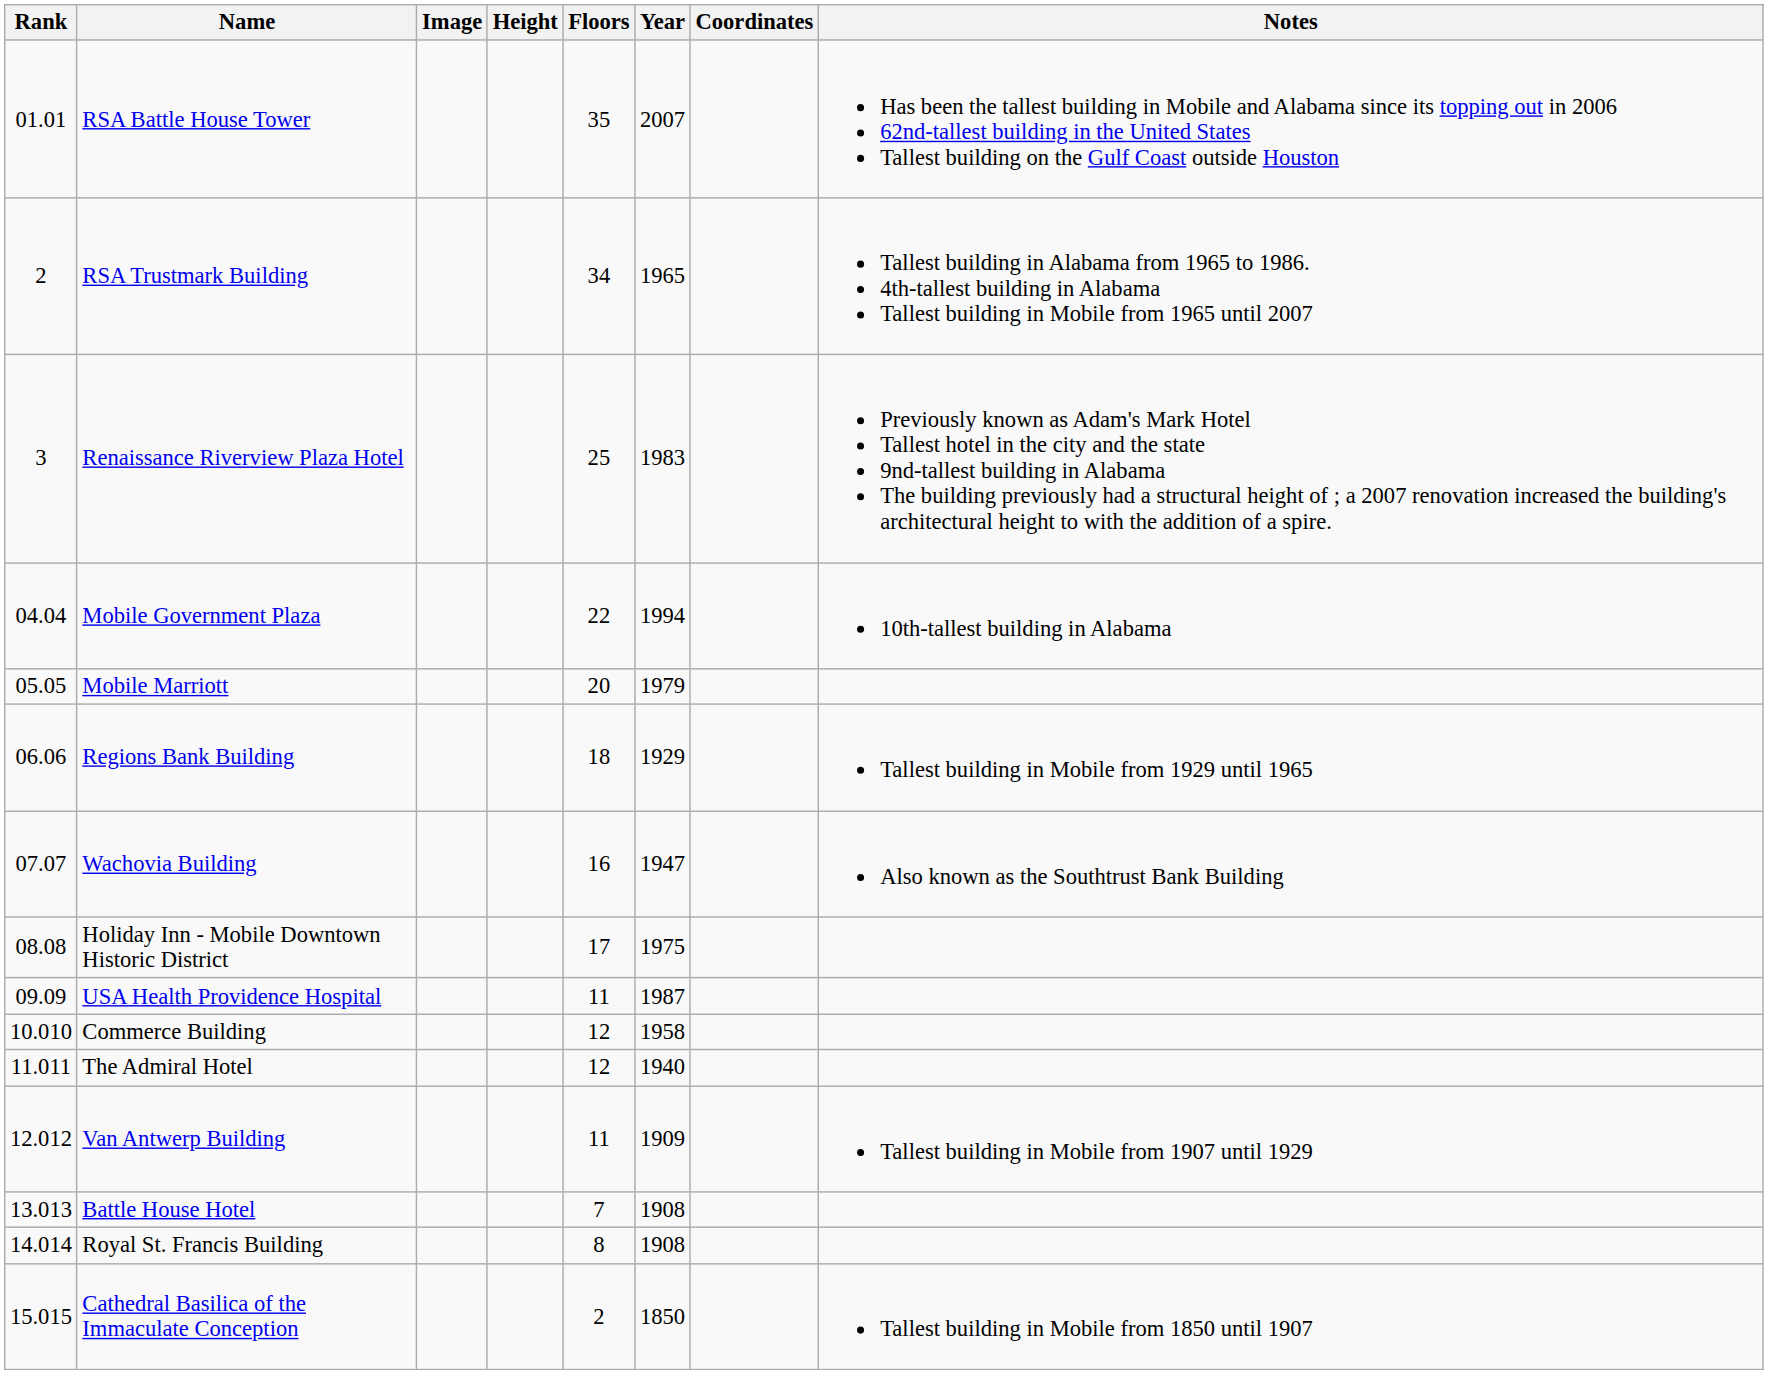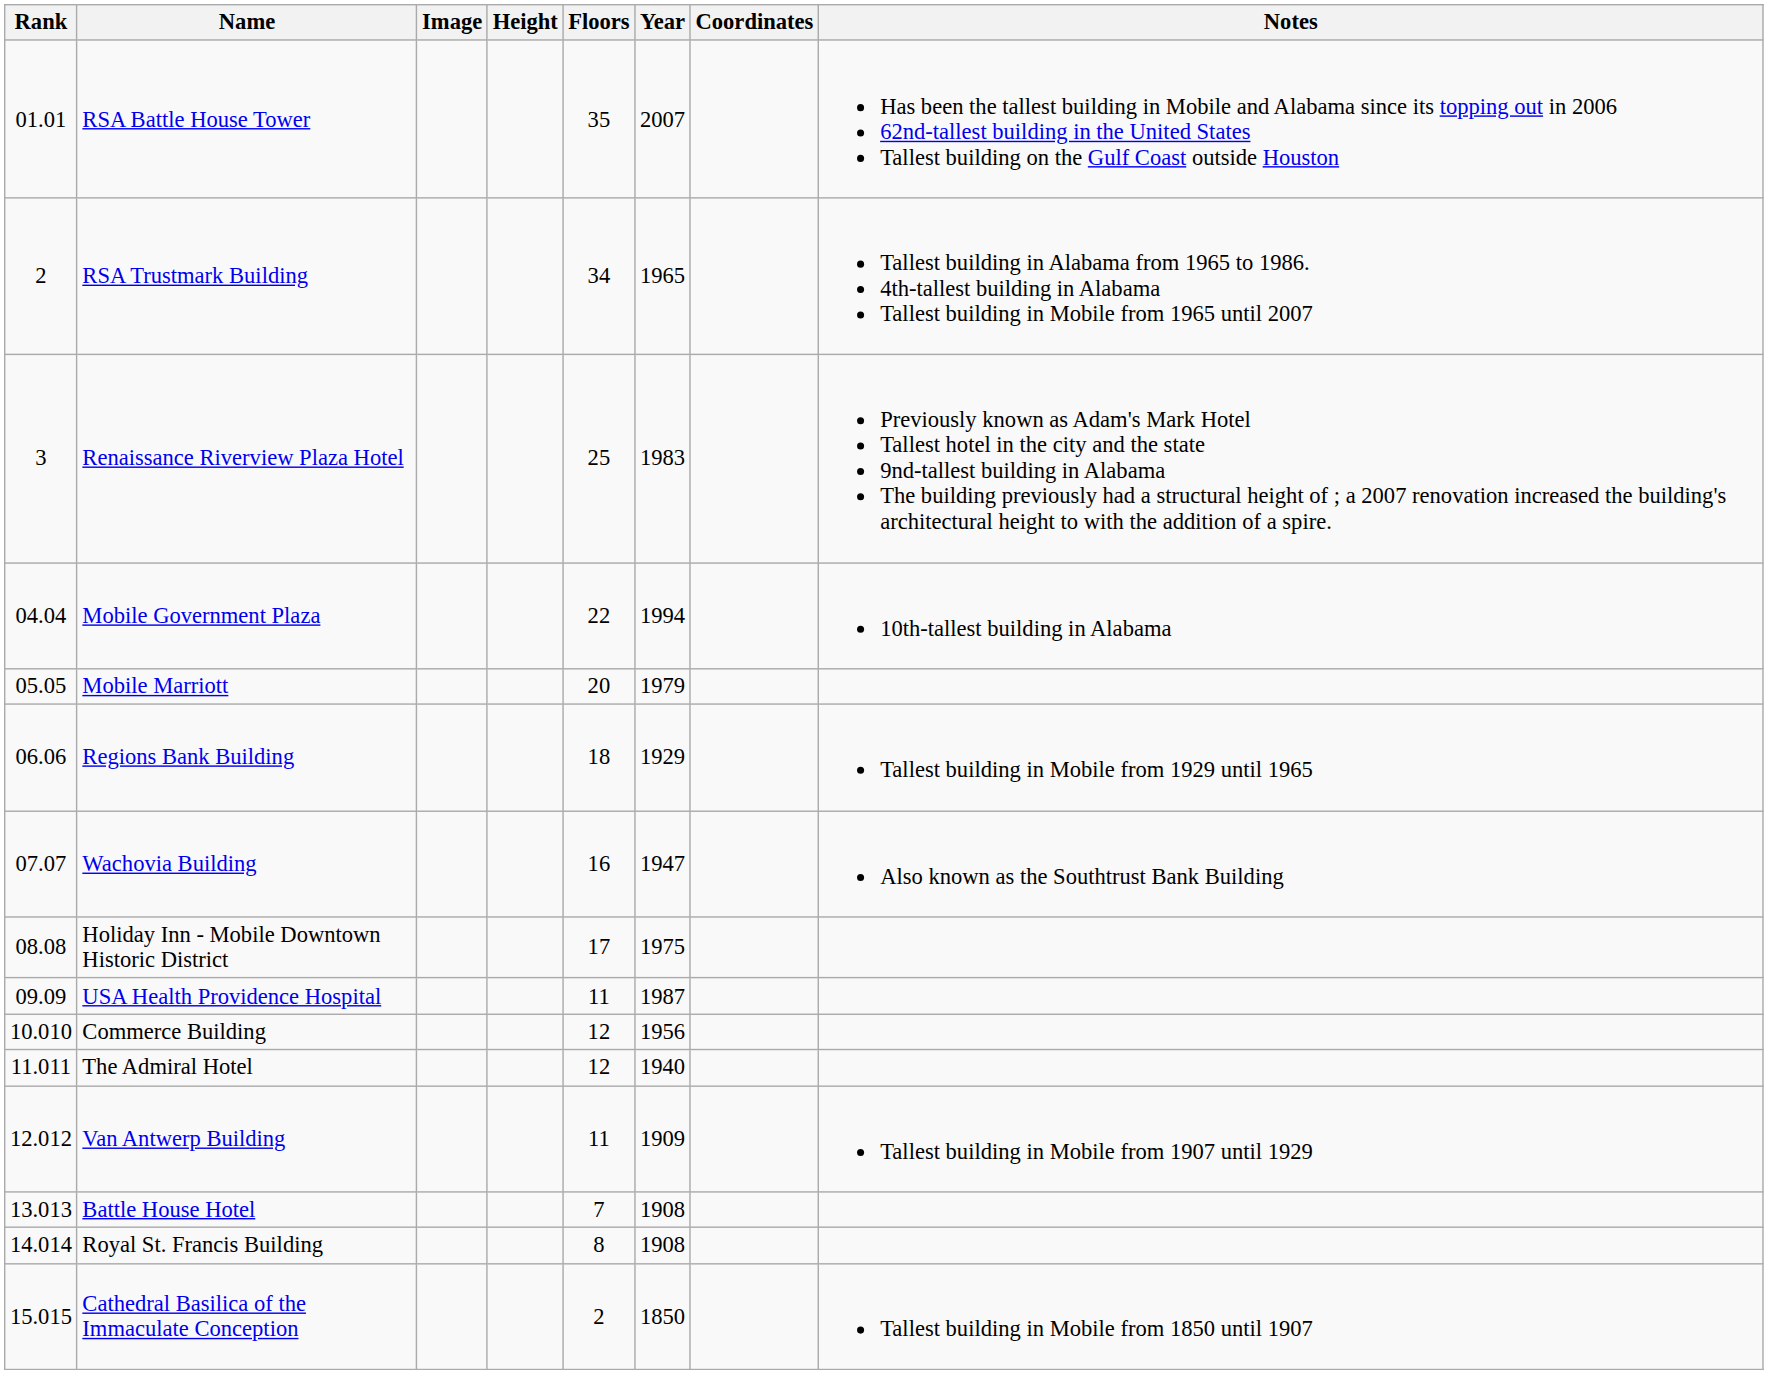(663, 1031) 1958 -> (663, 1031) 1956
